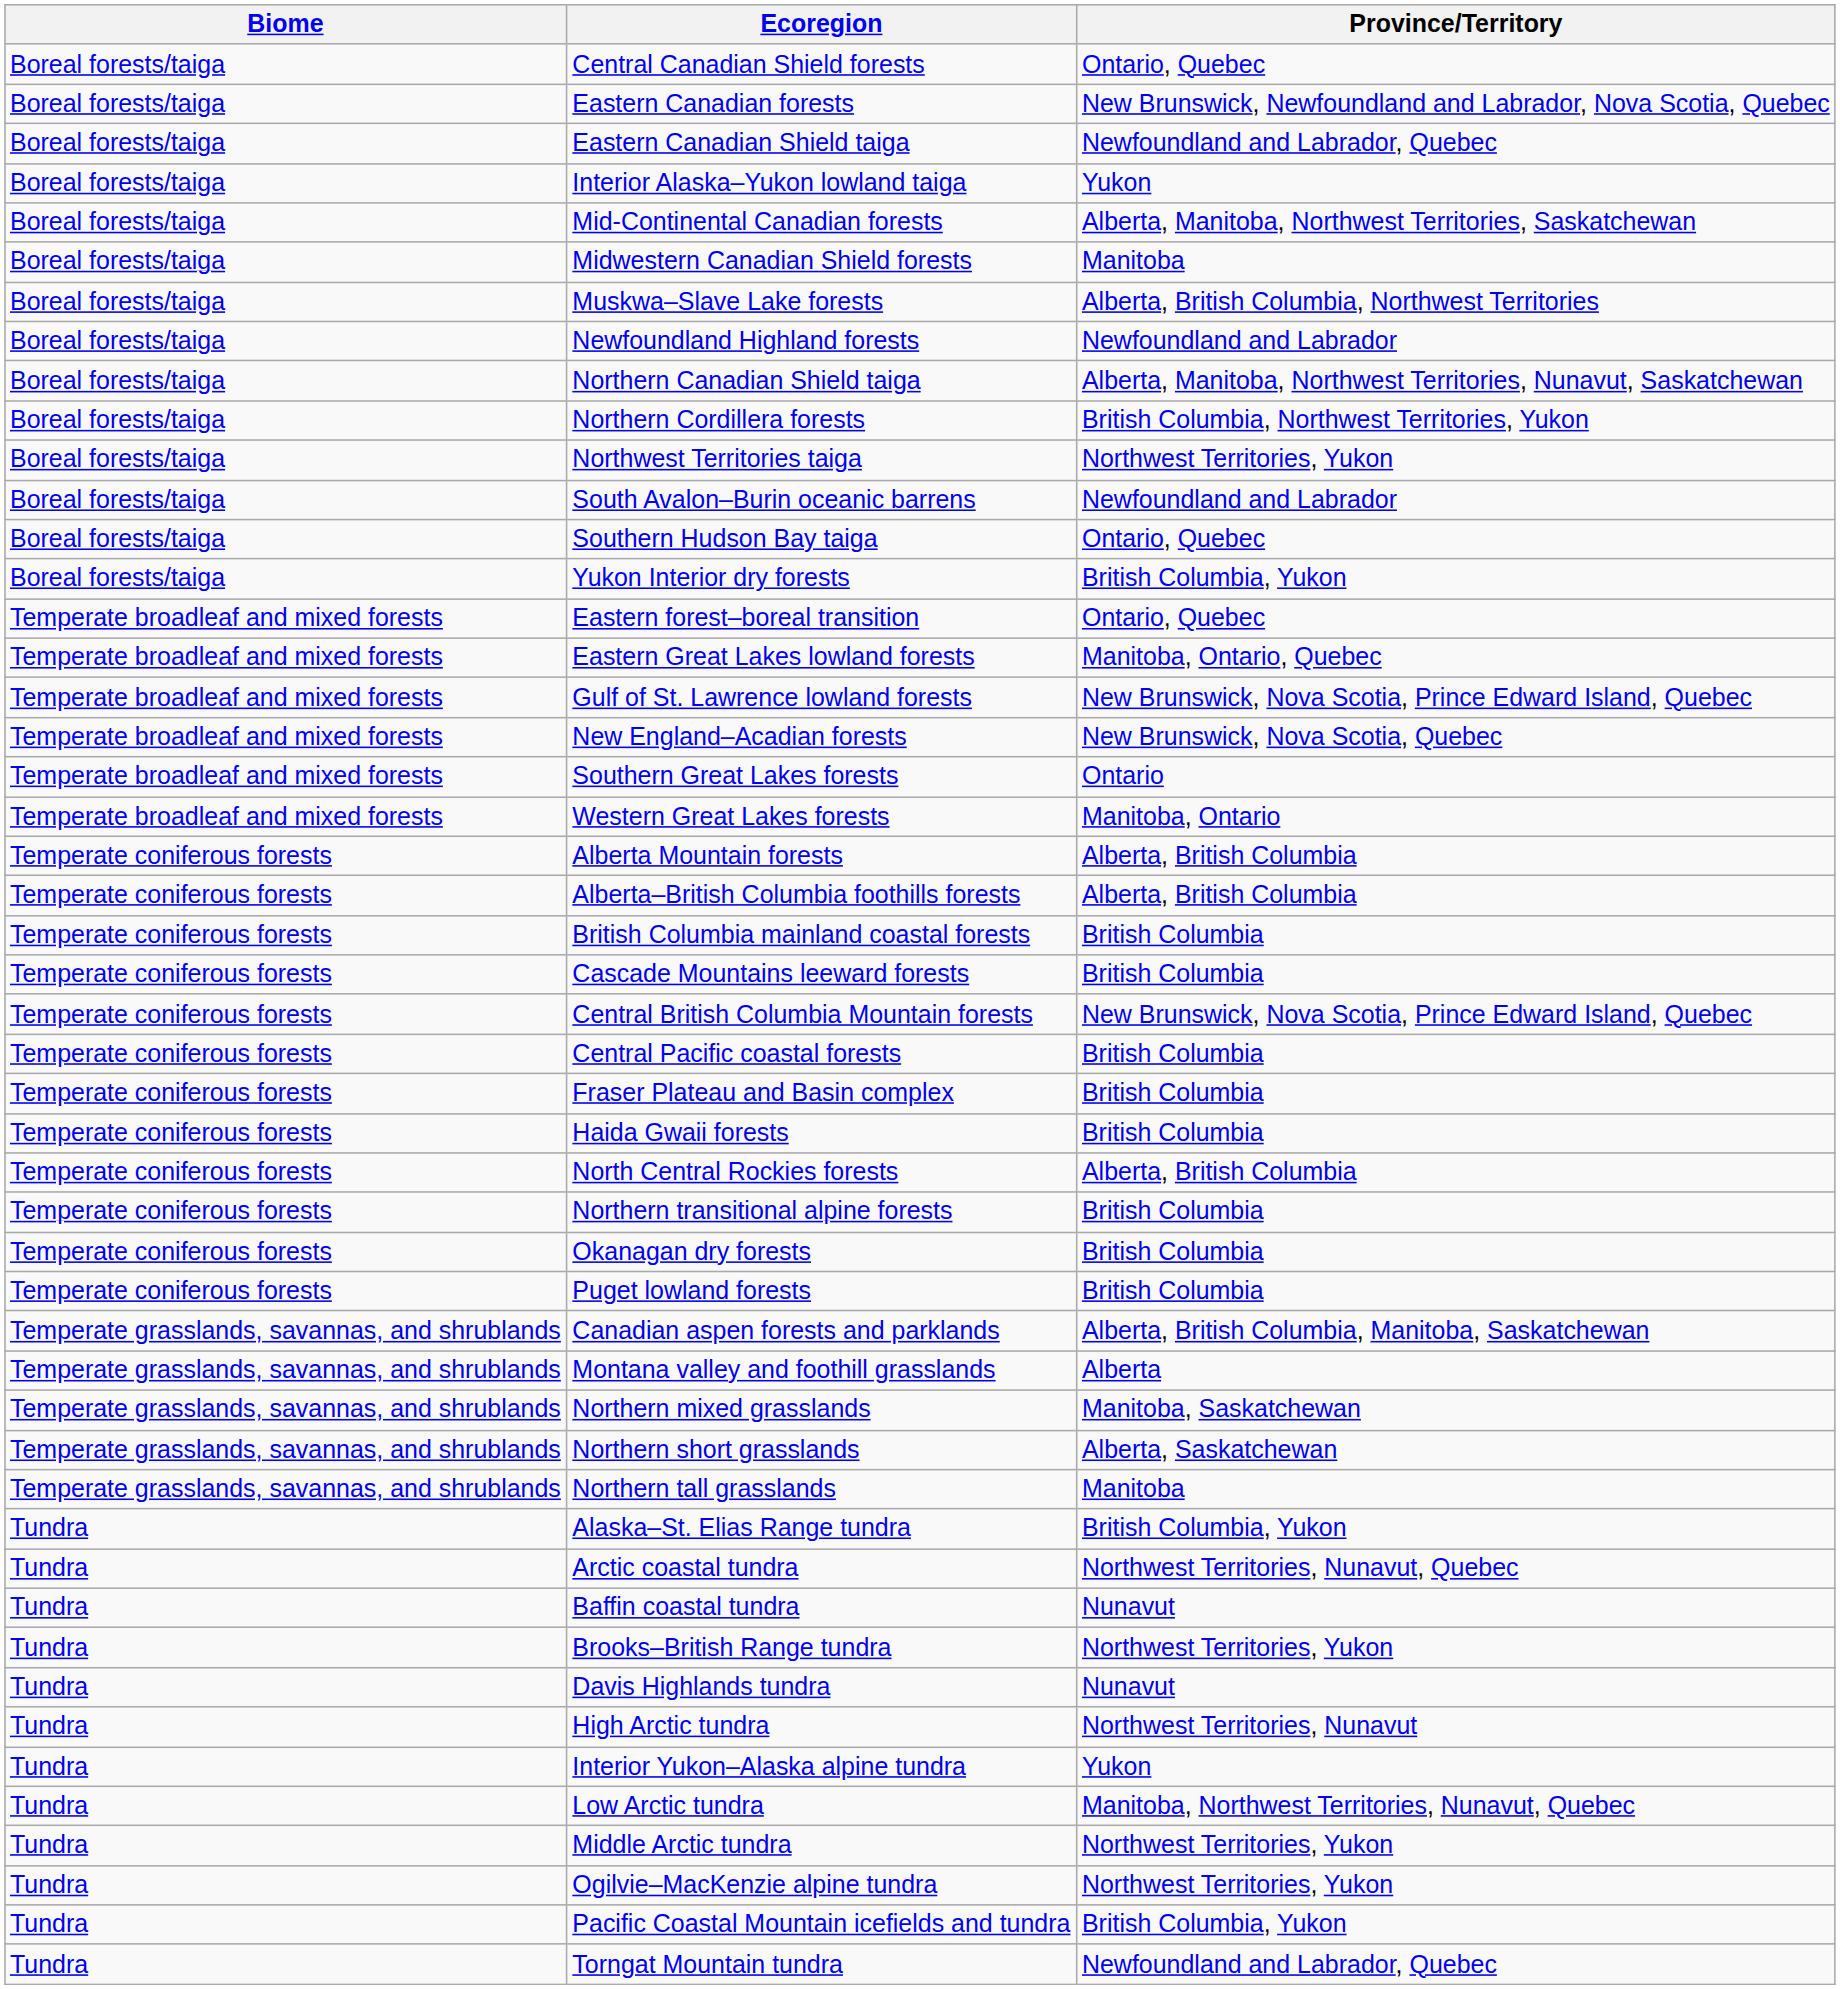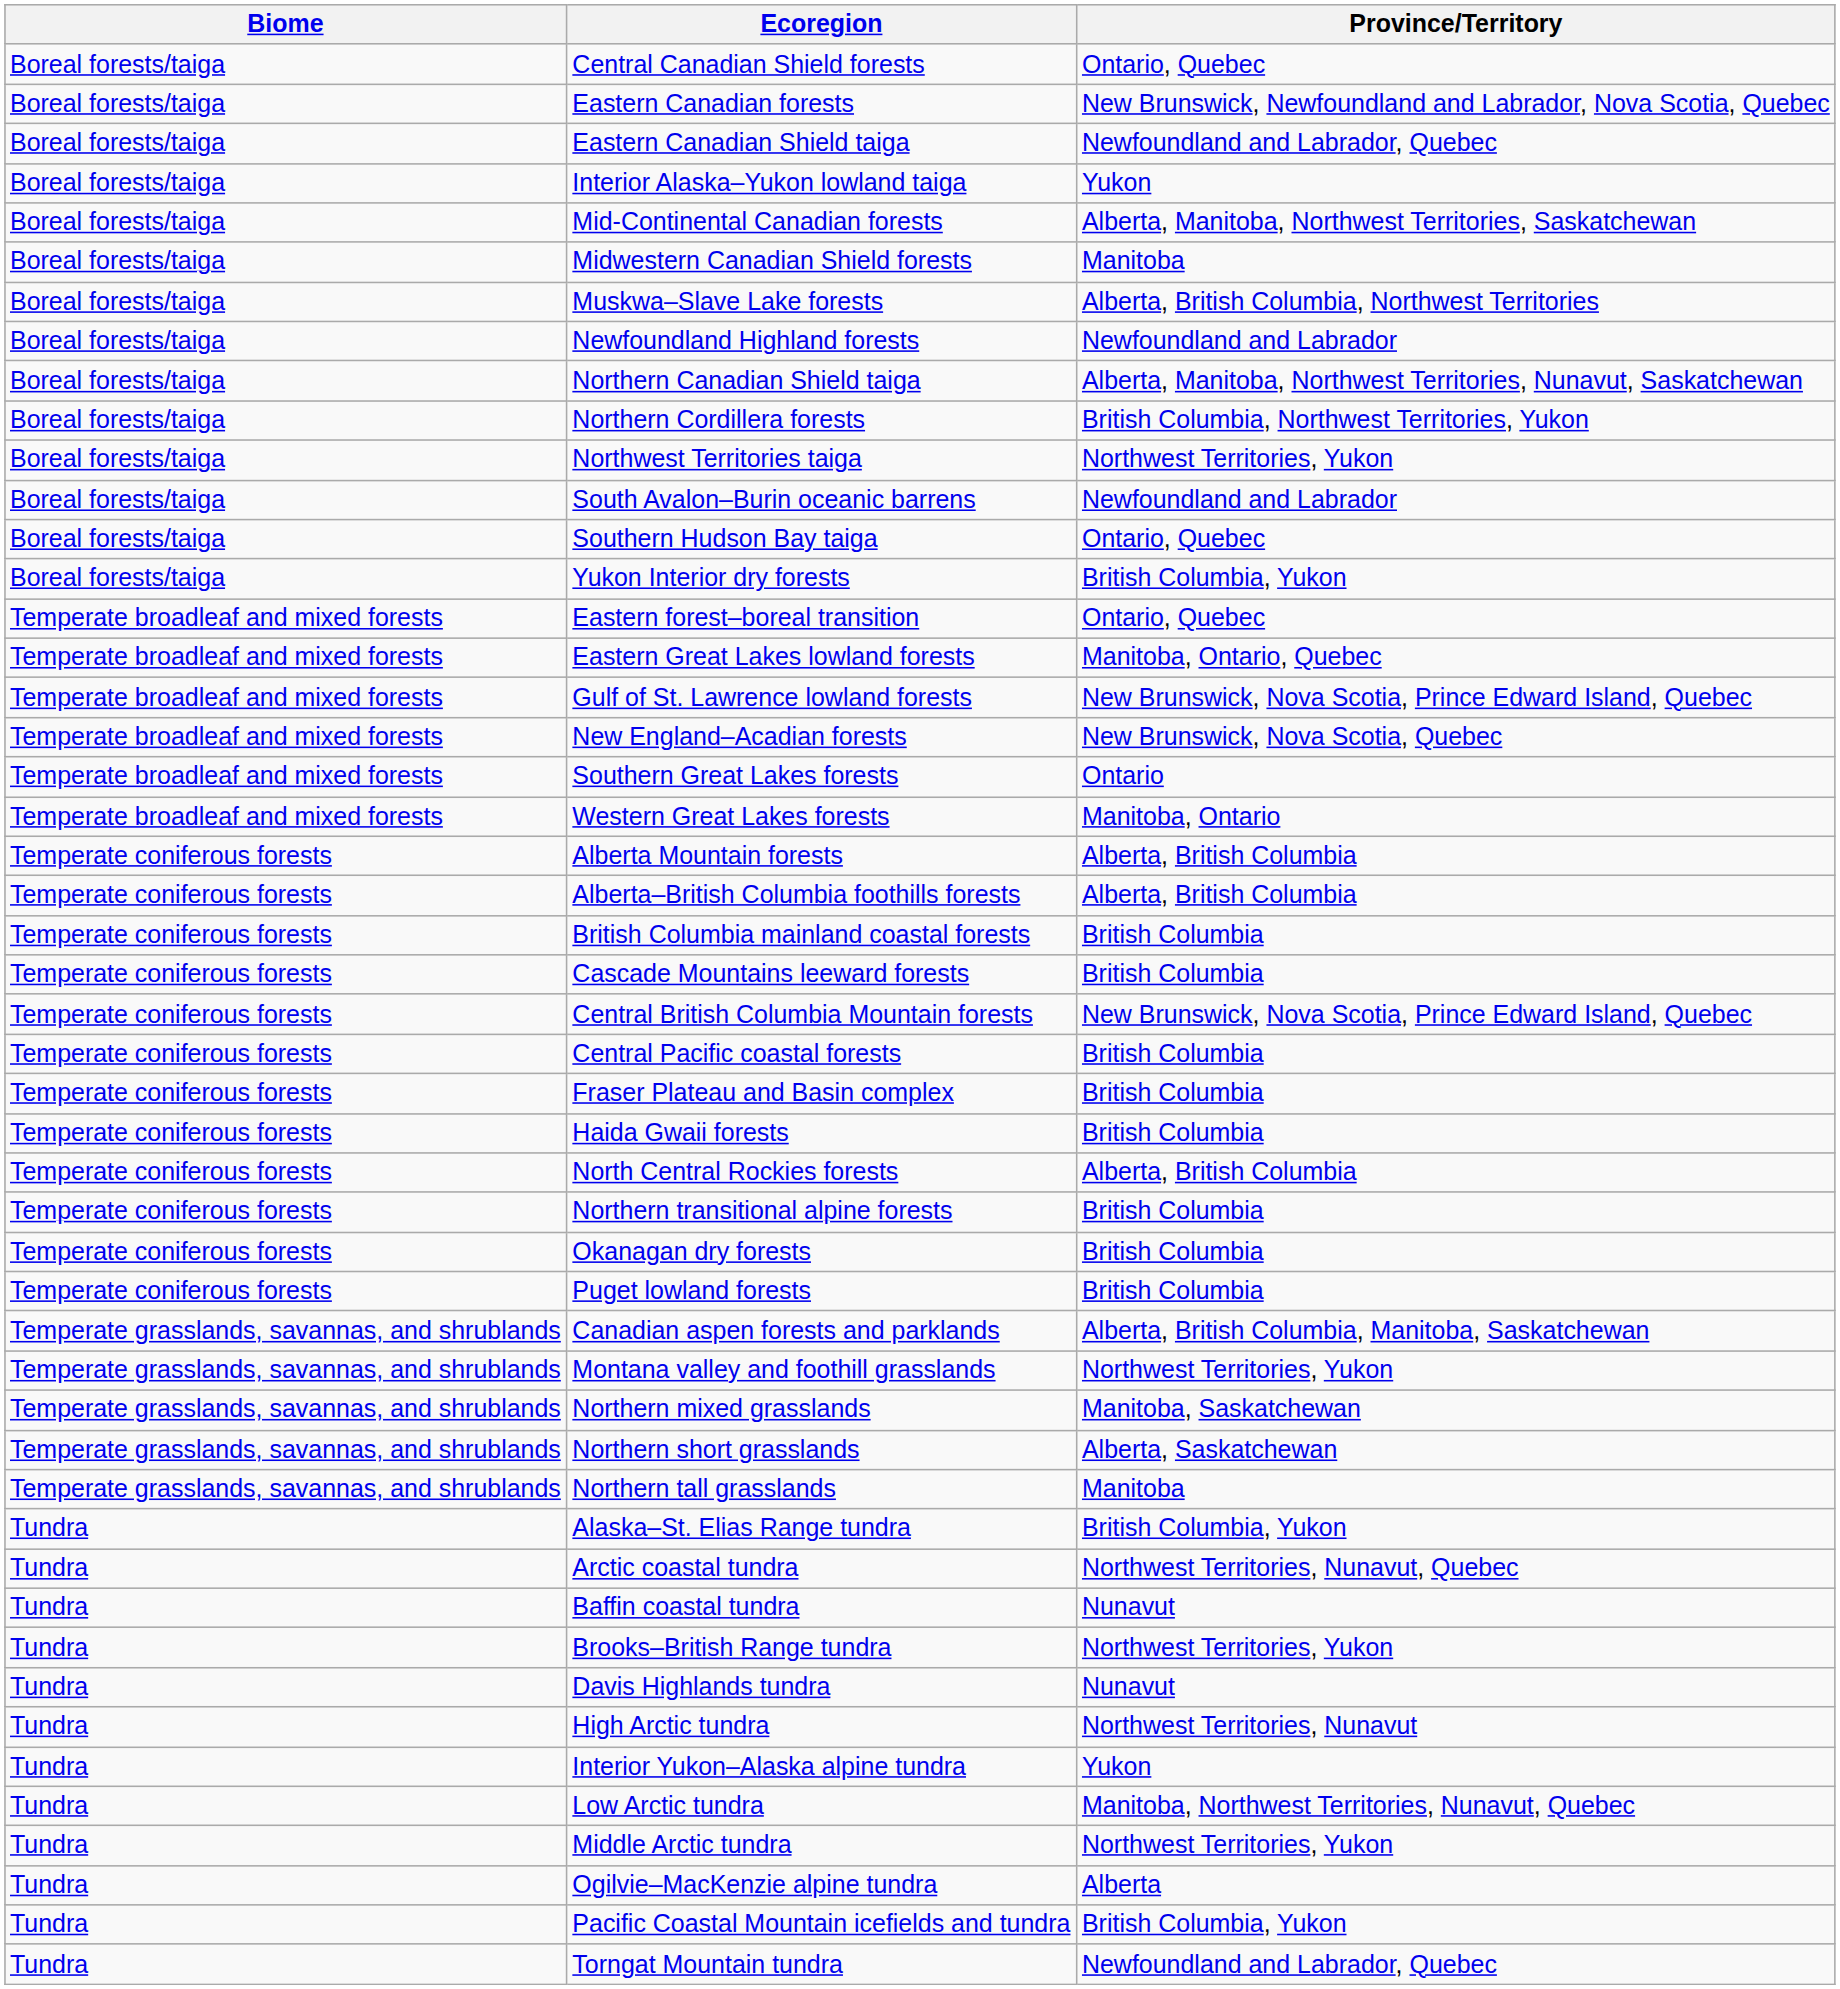(1122, 1370) Alberta -> (1238, 1370) Northwest Territories, Yukon
(1238, 1884) Northwest Territories, Yukon -> (1122, 1884) Alberta
